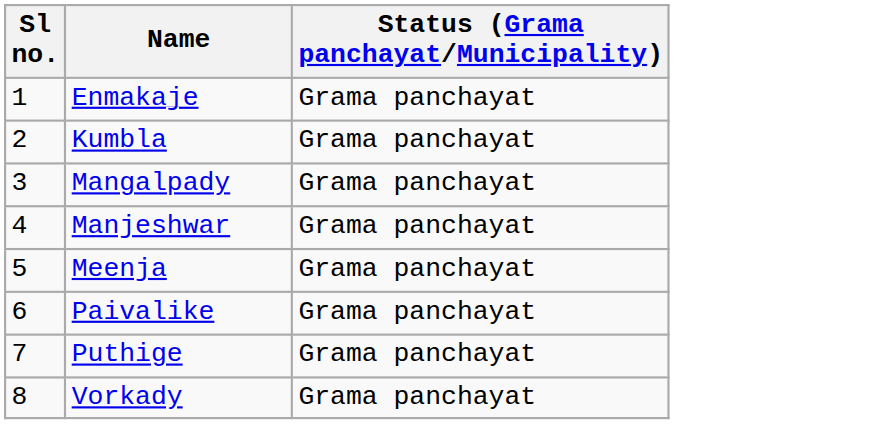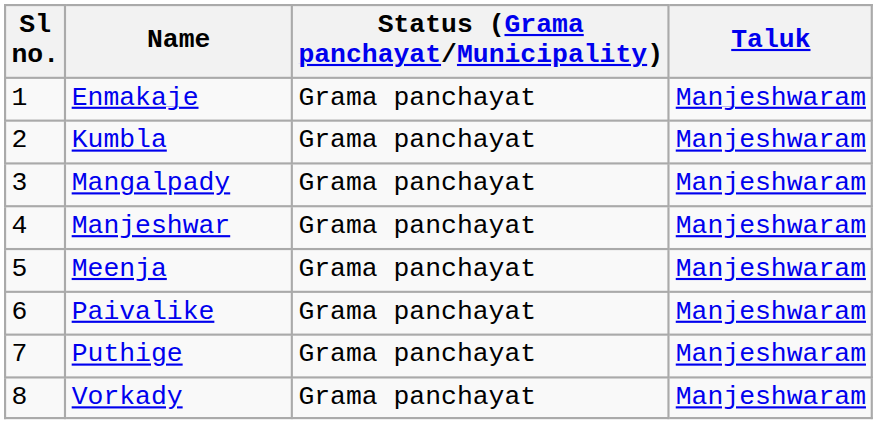+ column: (771, 42)
